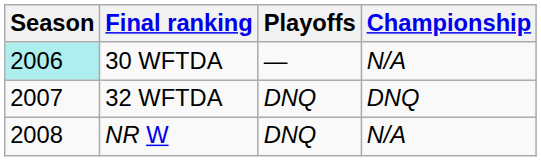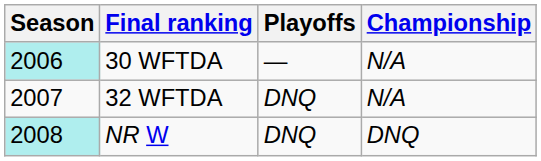(393, 98) DNQ -> (386, 98) N/A
(37, 135) no background -> (37, 135) paleturquoise background
(386, 135) N/A -> (393, 135) DNQ
